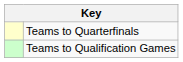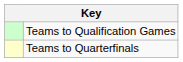rows swapped: (82, 31) <-> (101, 48)
